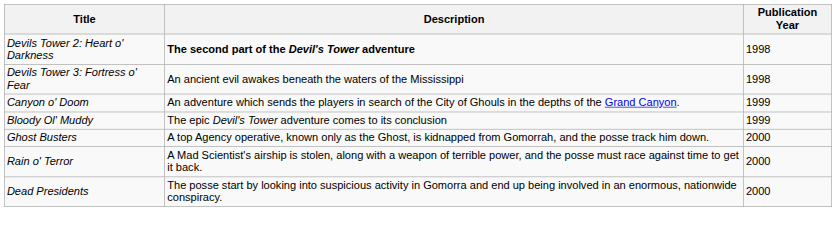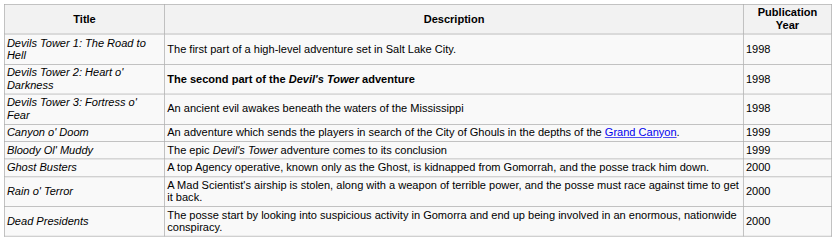+ row: (76, 49)
